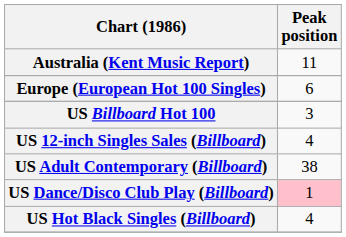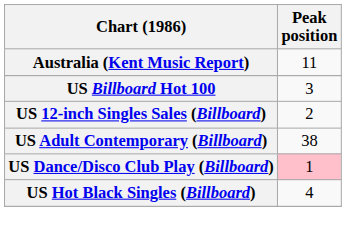- row: (141, 88)
(309, 140) 4 -> (309, 114) 2
